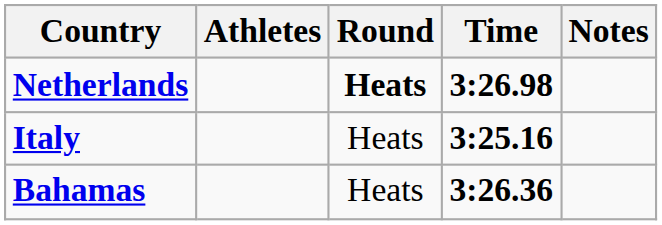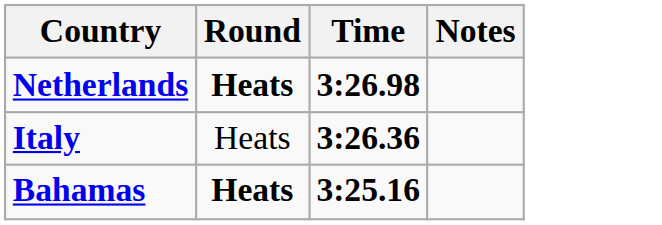- column: (263, 31)
(501, 137) 3:25.16 -> (368, 137) 3:26.36
(385, 191) normal -> (252, 191) bold
(501, 191) 3:26.36 -> (368, 191) 3:25.16
